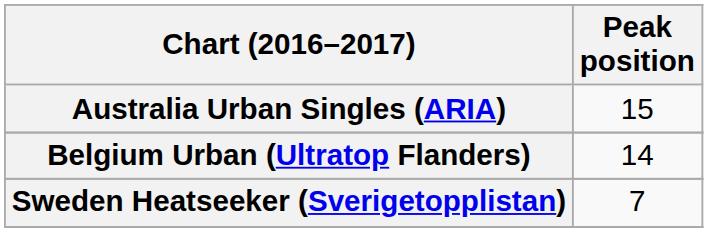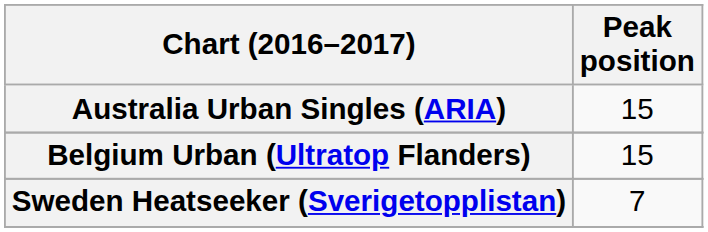(637, 155) 14 -> (637, 155) 15
